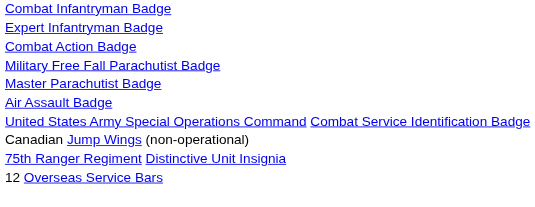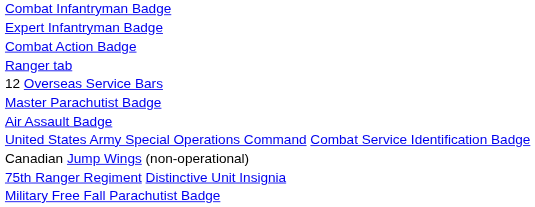+ row: (39, 65)
rows swapped: (113, 65) <-> (84, 177)
